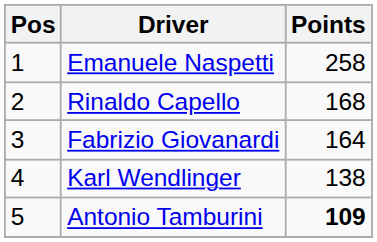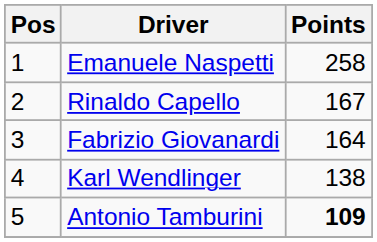(345, 101) 168 -> (345, 101) 167
